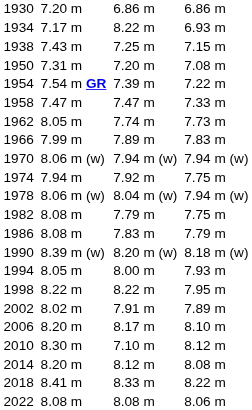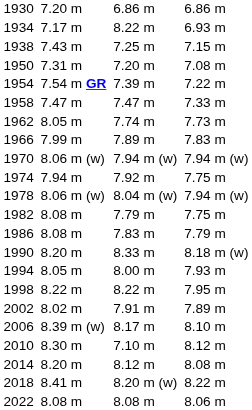(73, 252) 8.39 m (w) -> (61, 252) 8.20 m
(145, 252) 8.20 m (w) -> (134, 252) 8.33 m
(61, 327) 8.20 m -> (73, 327) 8.39 m (w)
(134, 383) 8.33 m -> (145, 383) 8.20 m (w)
